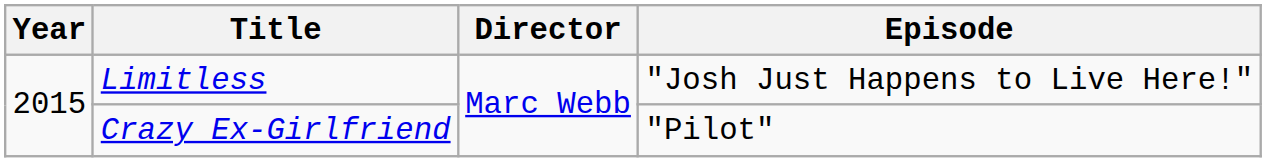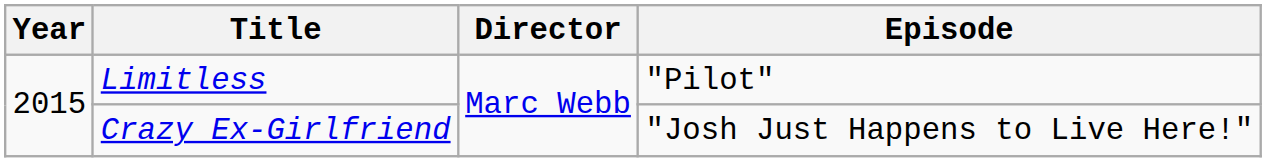(949, 80) "Josh Just Happens to Live Here!" -> (710, 80) "Pilot"
(710, 130) "Pilot" -> (949, 130) "Josh Just Happens to Live Here!"
